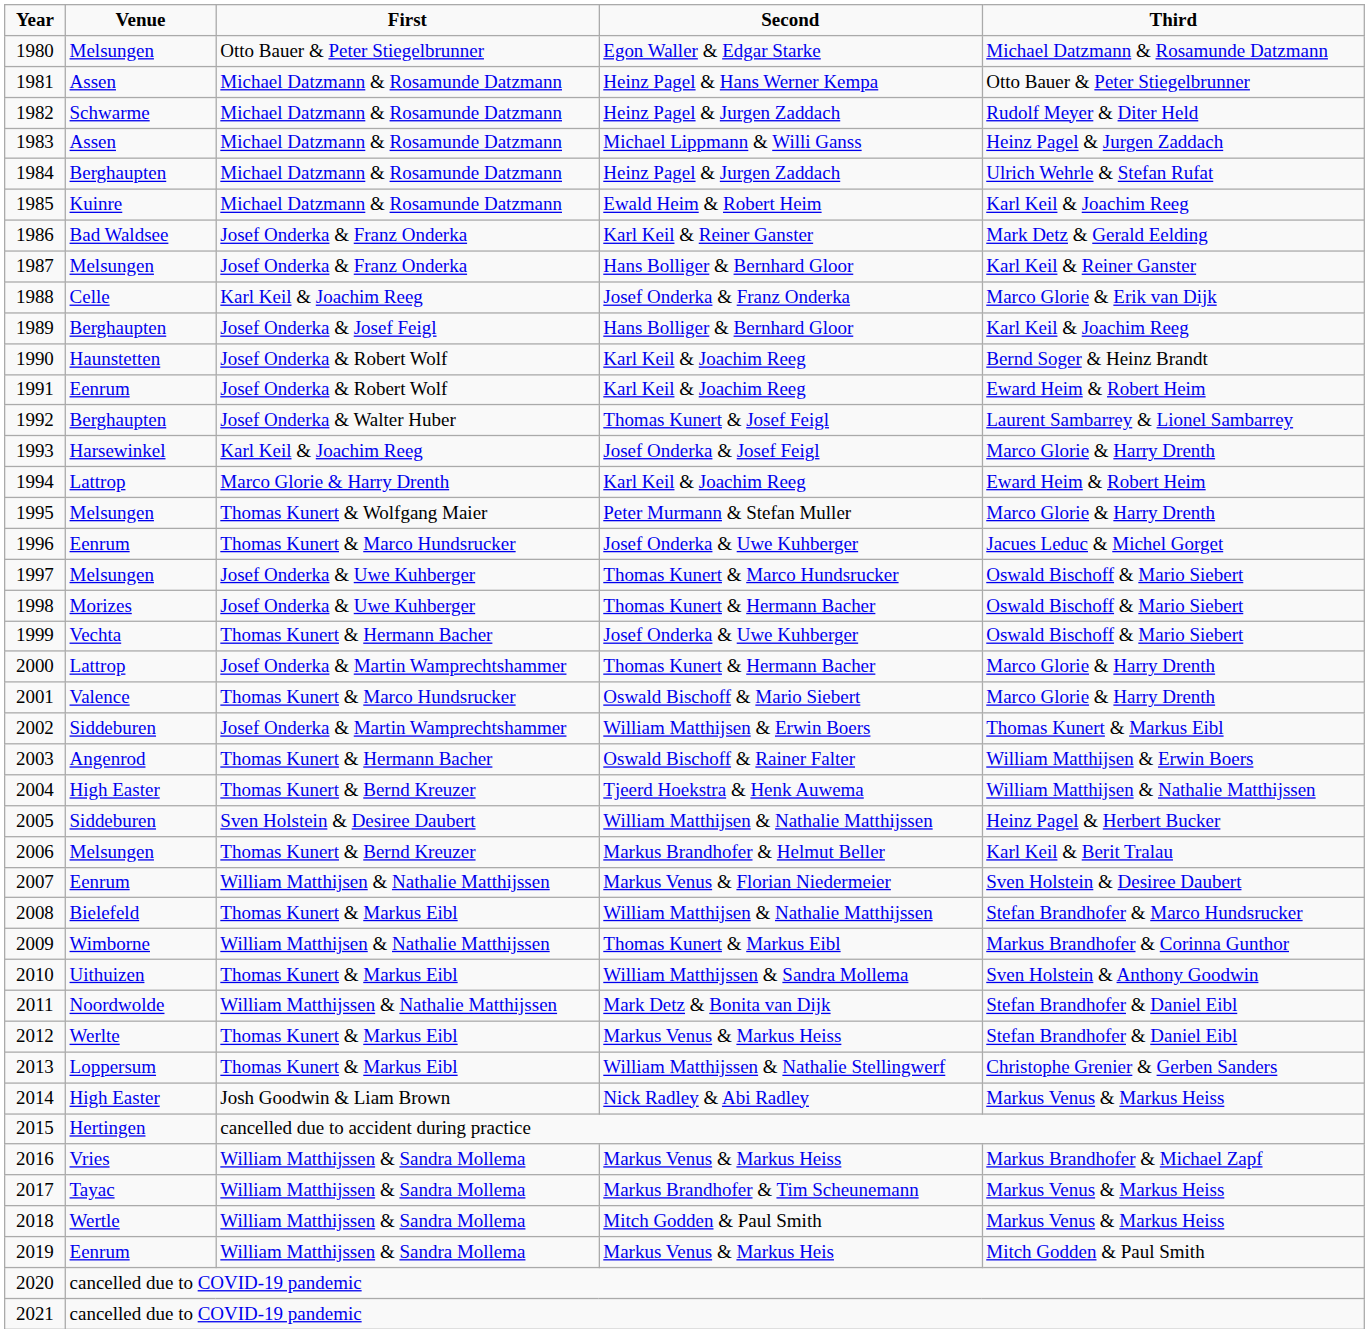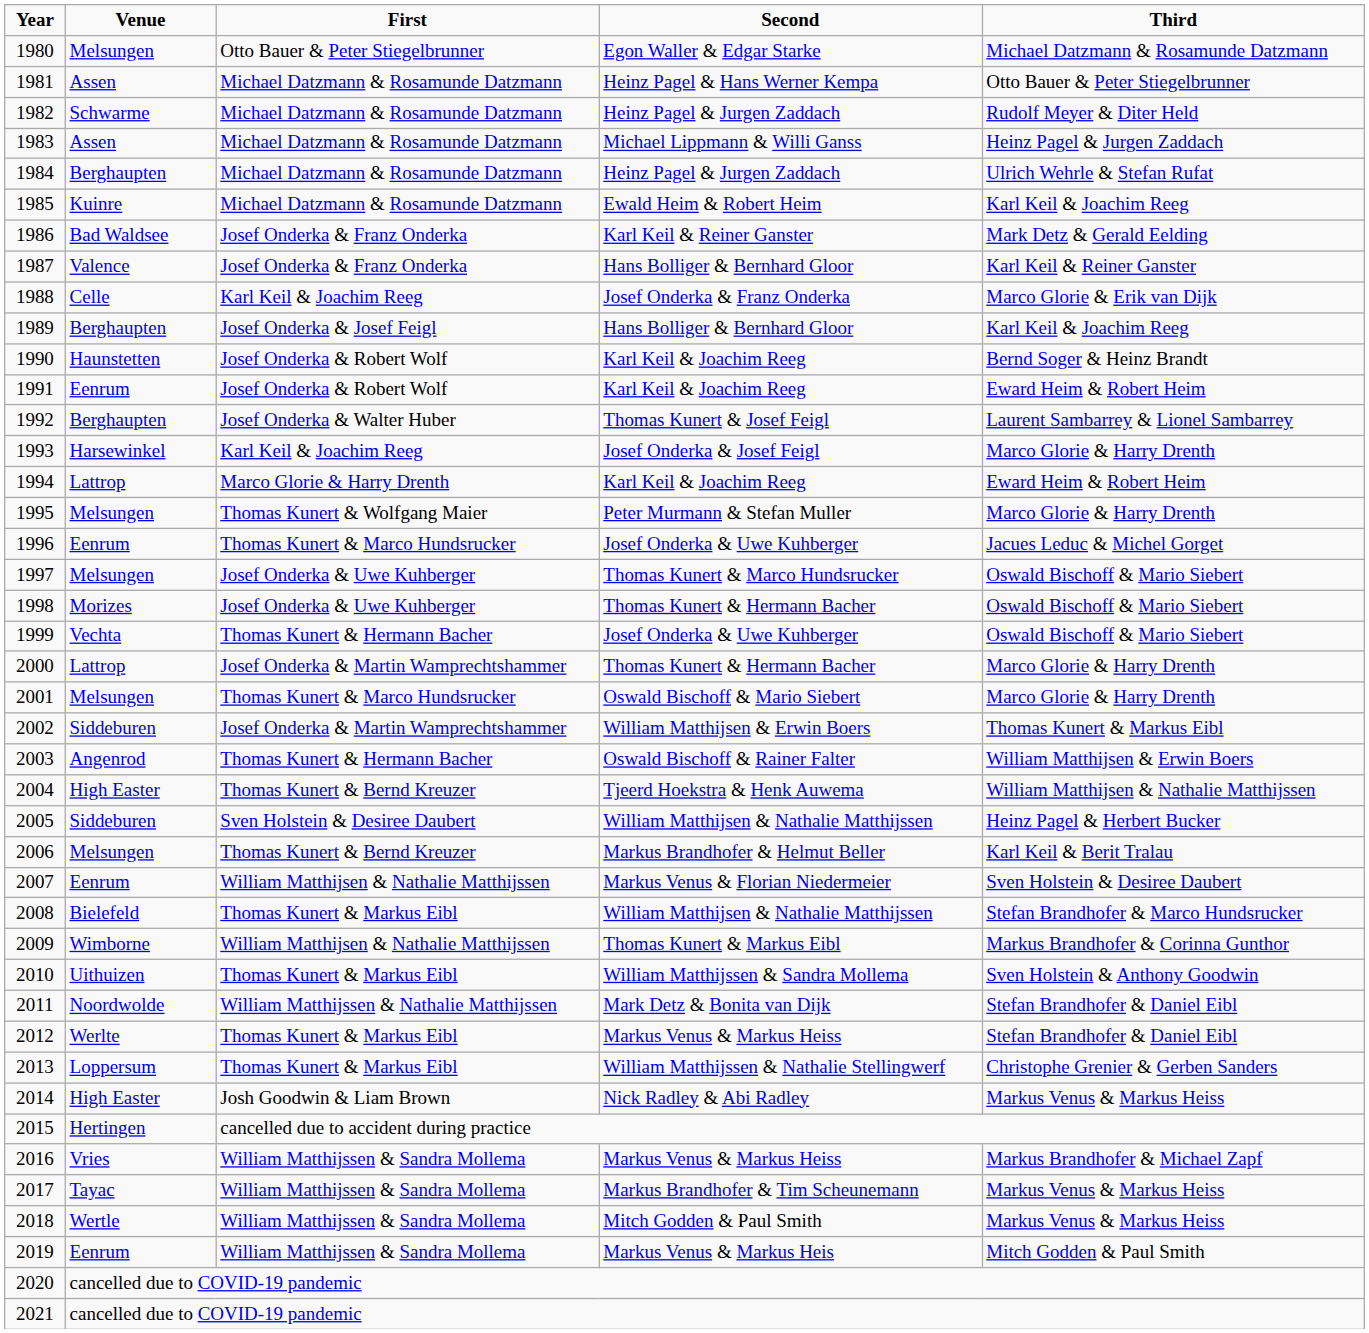(112, 266) Melsungen -> (100, 266) Valence
(100, 697) Valence -> (112, 697) Melsungen
